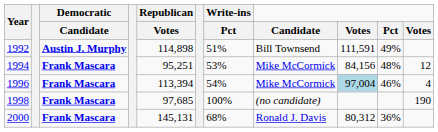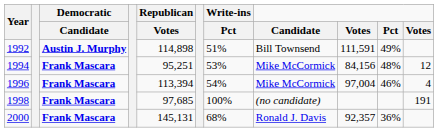(360, 83) lightblue background -> (360, 83) no background
(423, 100) 190 -> (423, 100) 191
(360, 118) 80,312 -> (360, 118) 92,357
